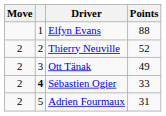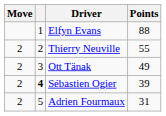(144, 48) 52 -> (144, 48) 55
(144, 83) 33 -> (144, 83) 39
